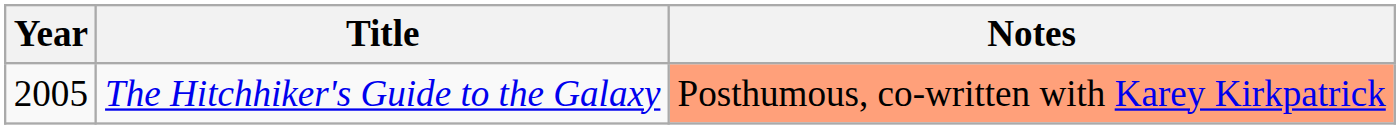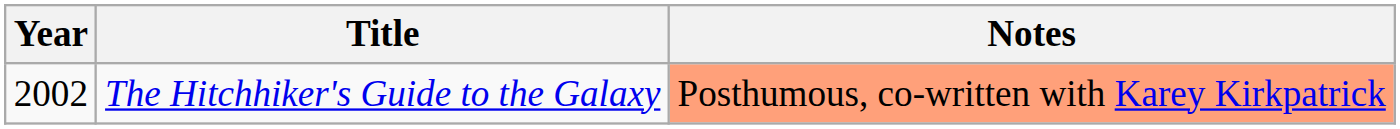(51, 92) 2005 -> (51, 92) 2002
